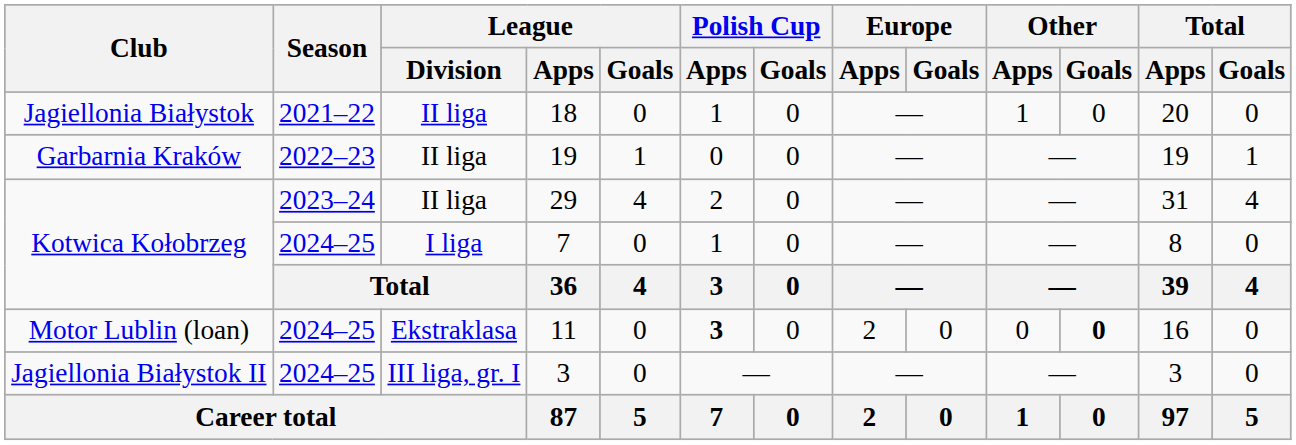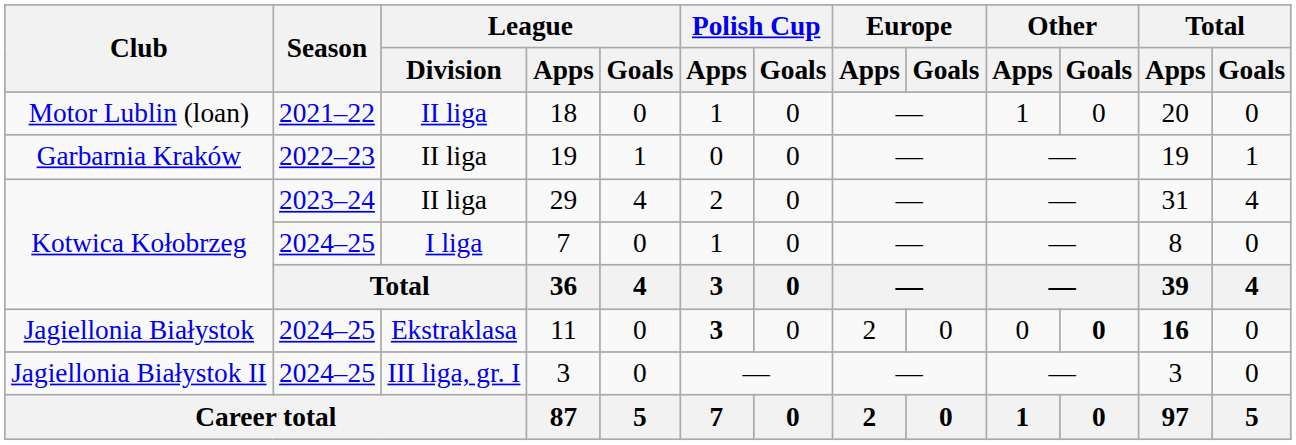(139, 112) Jagiellonia Białystok -> (139, 112) Motor Lublin (loan)
(139, 329) Motor Lublin (loan) -> (139, 329) Jagiellonia Białystok
(1175, 329) normal -> (1175, 329) bold
